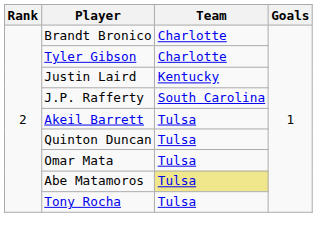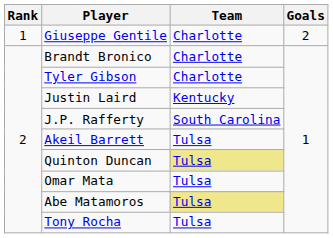+ row: (106, 36)
(177, 139) no background -> (192, 160) khaki background
